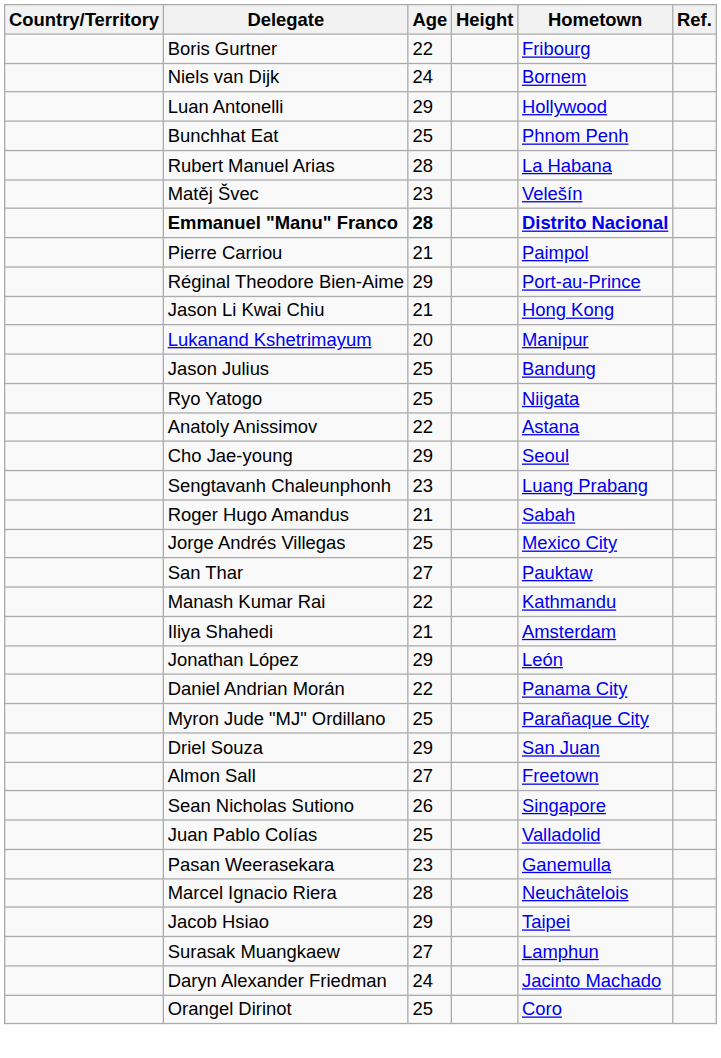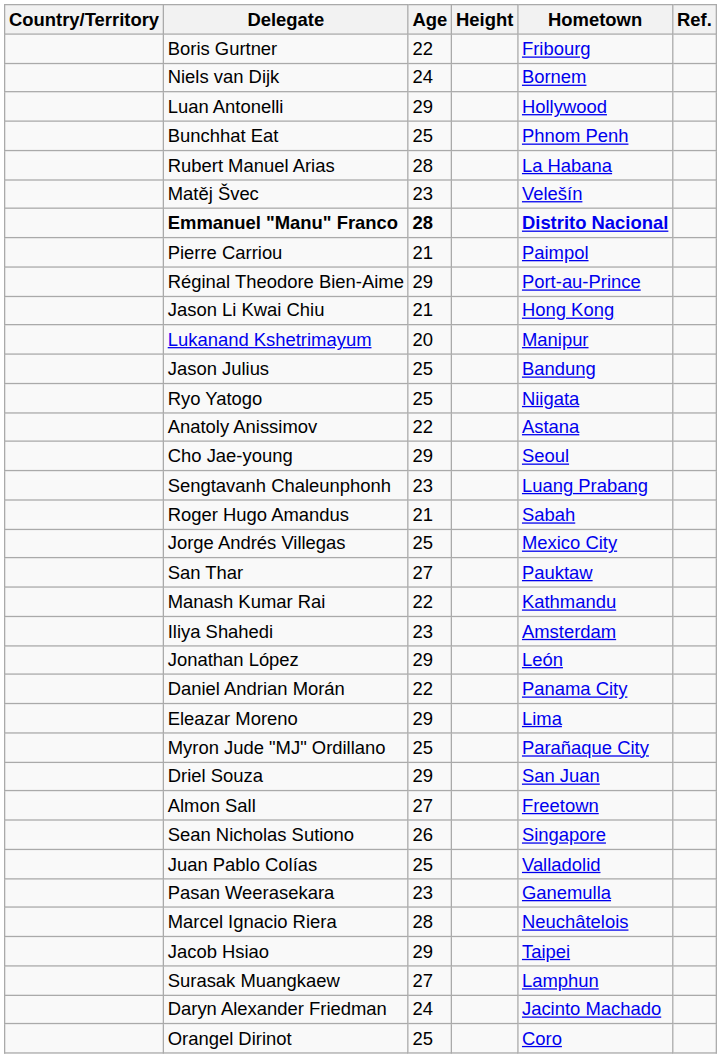(423, 631) 21 -> (423, 631) 23
+ row: (233, 718)
